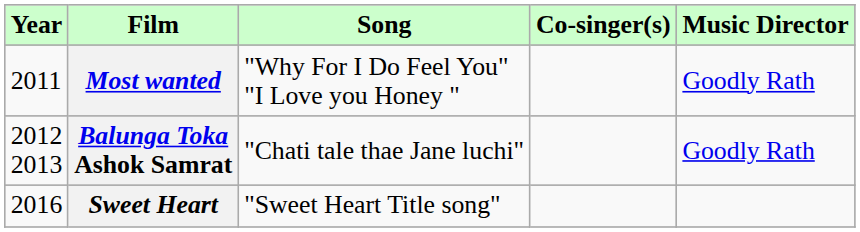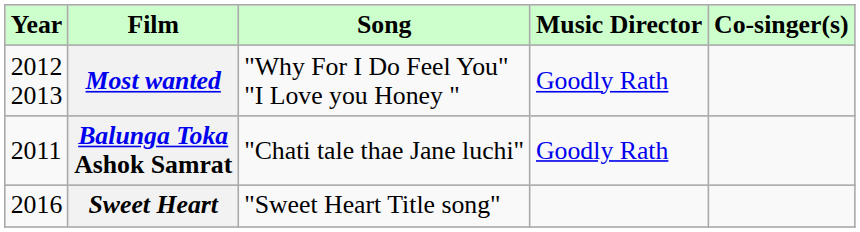columns swapped: (765, 24) <-> (603, 24)
(36, 80) 2011 -> (37, 80) 2012 2013
(37, 150) 2012 2013 -> (36, 150) 2011
